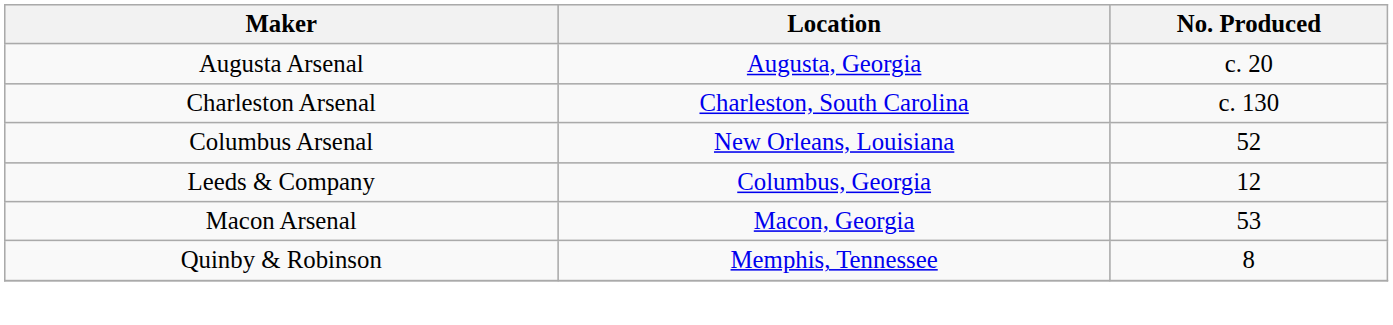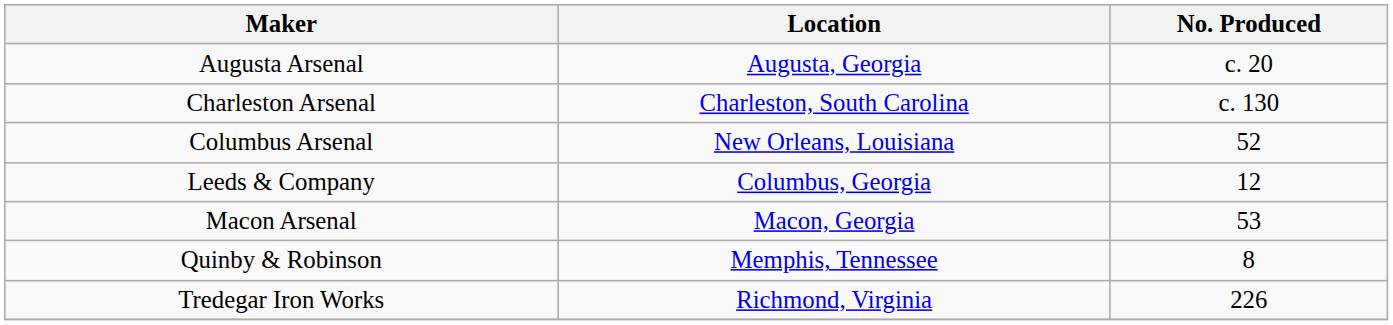+ row: (281, 299)
